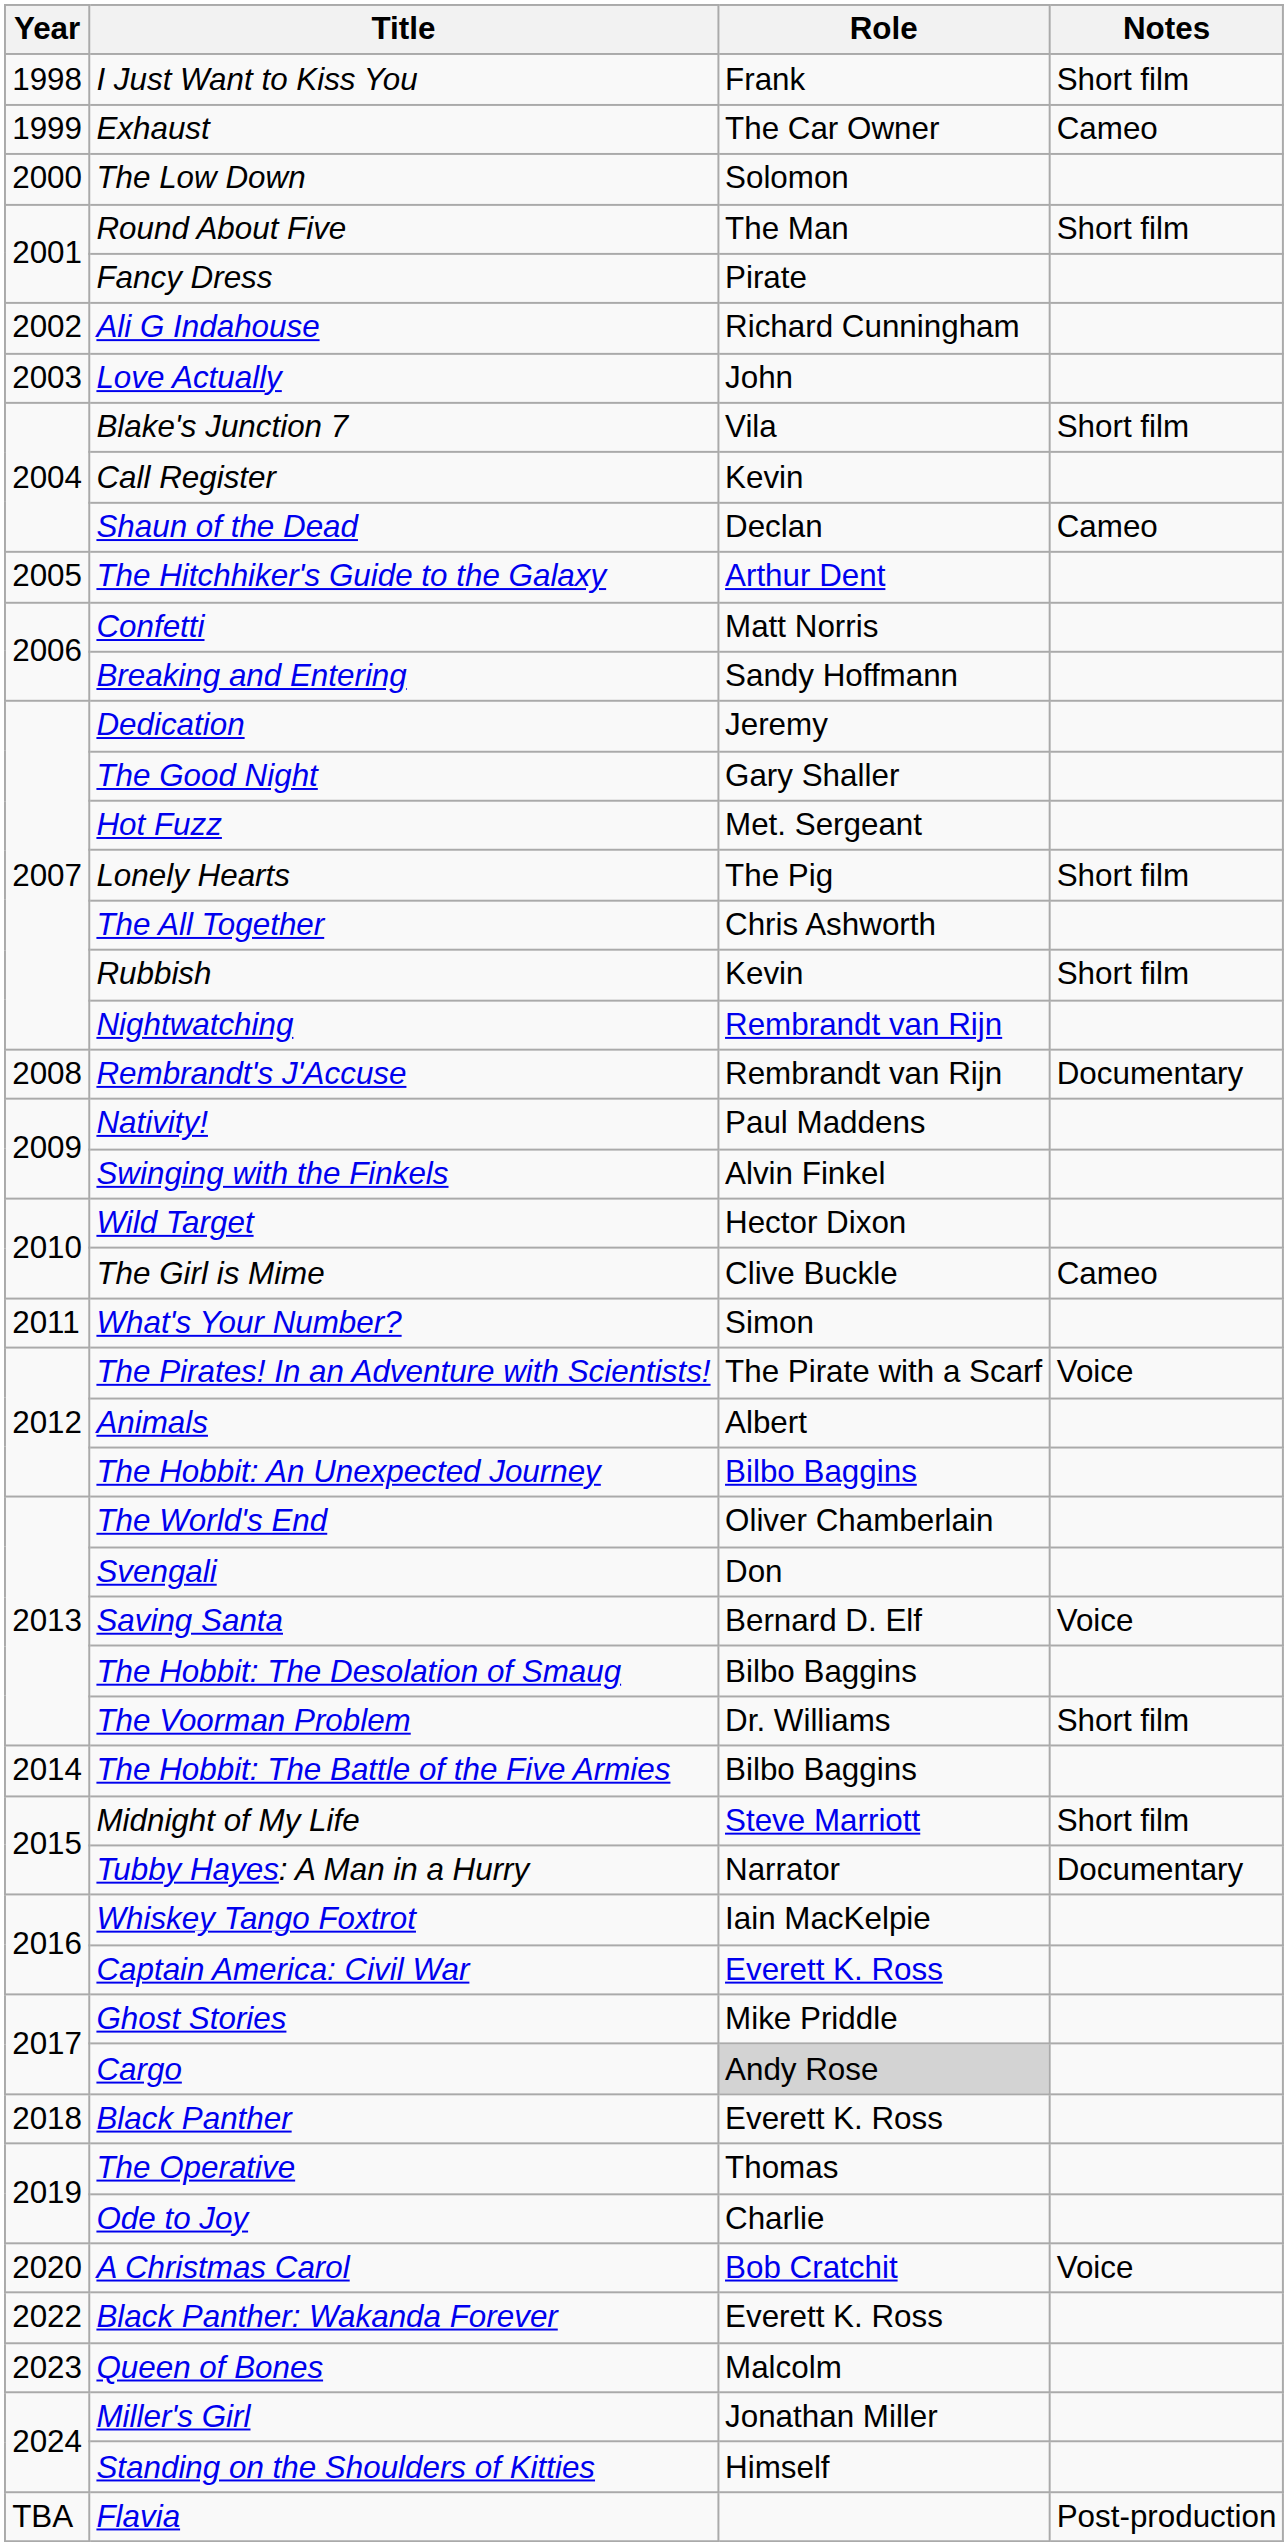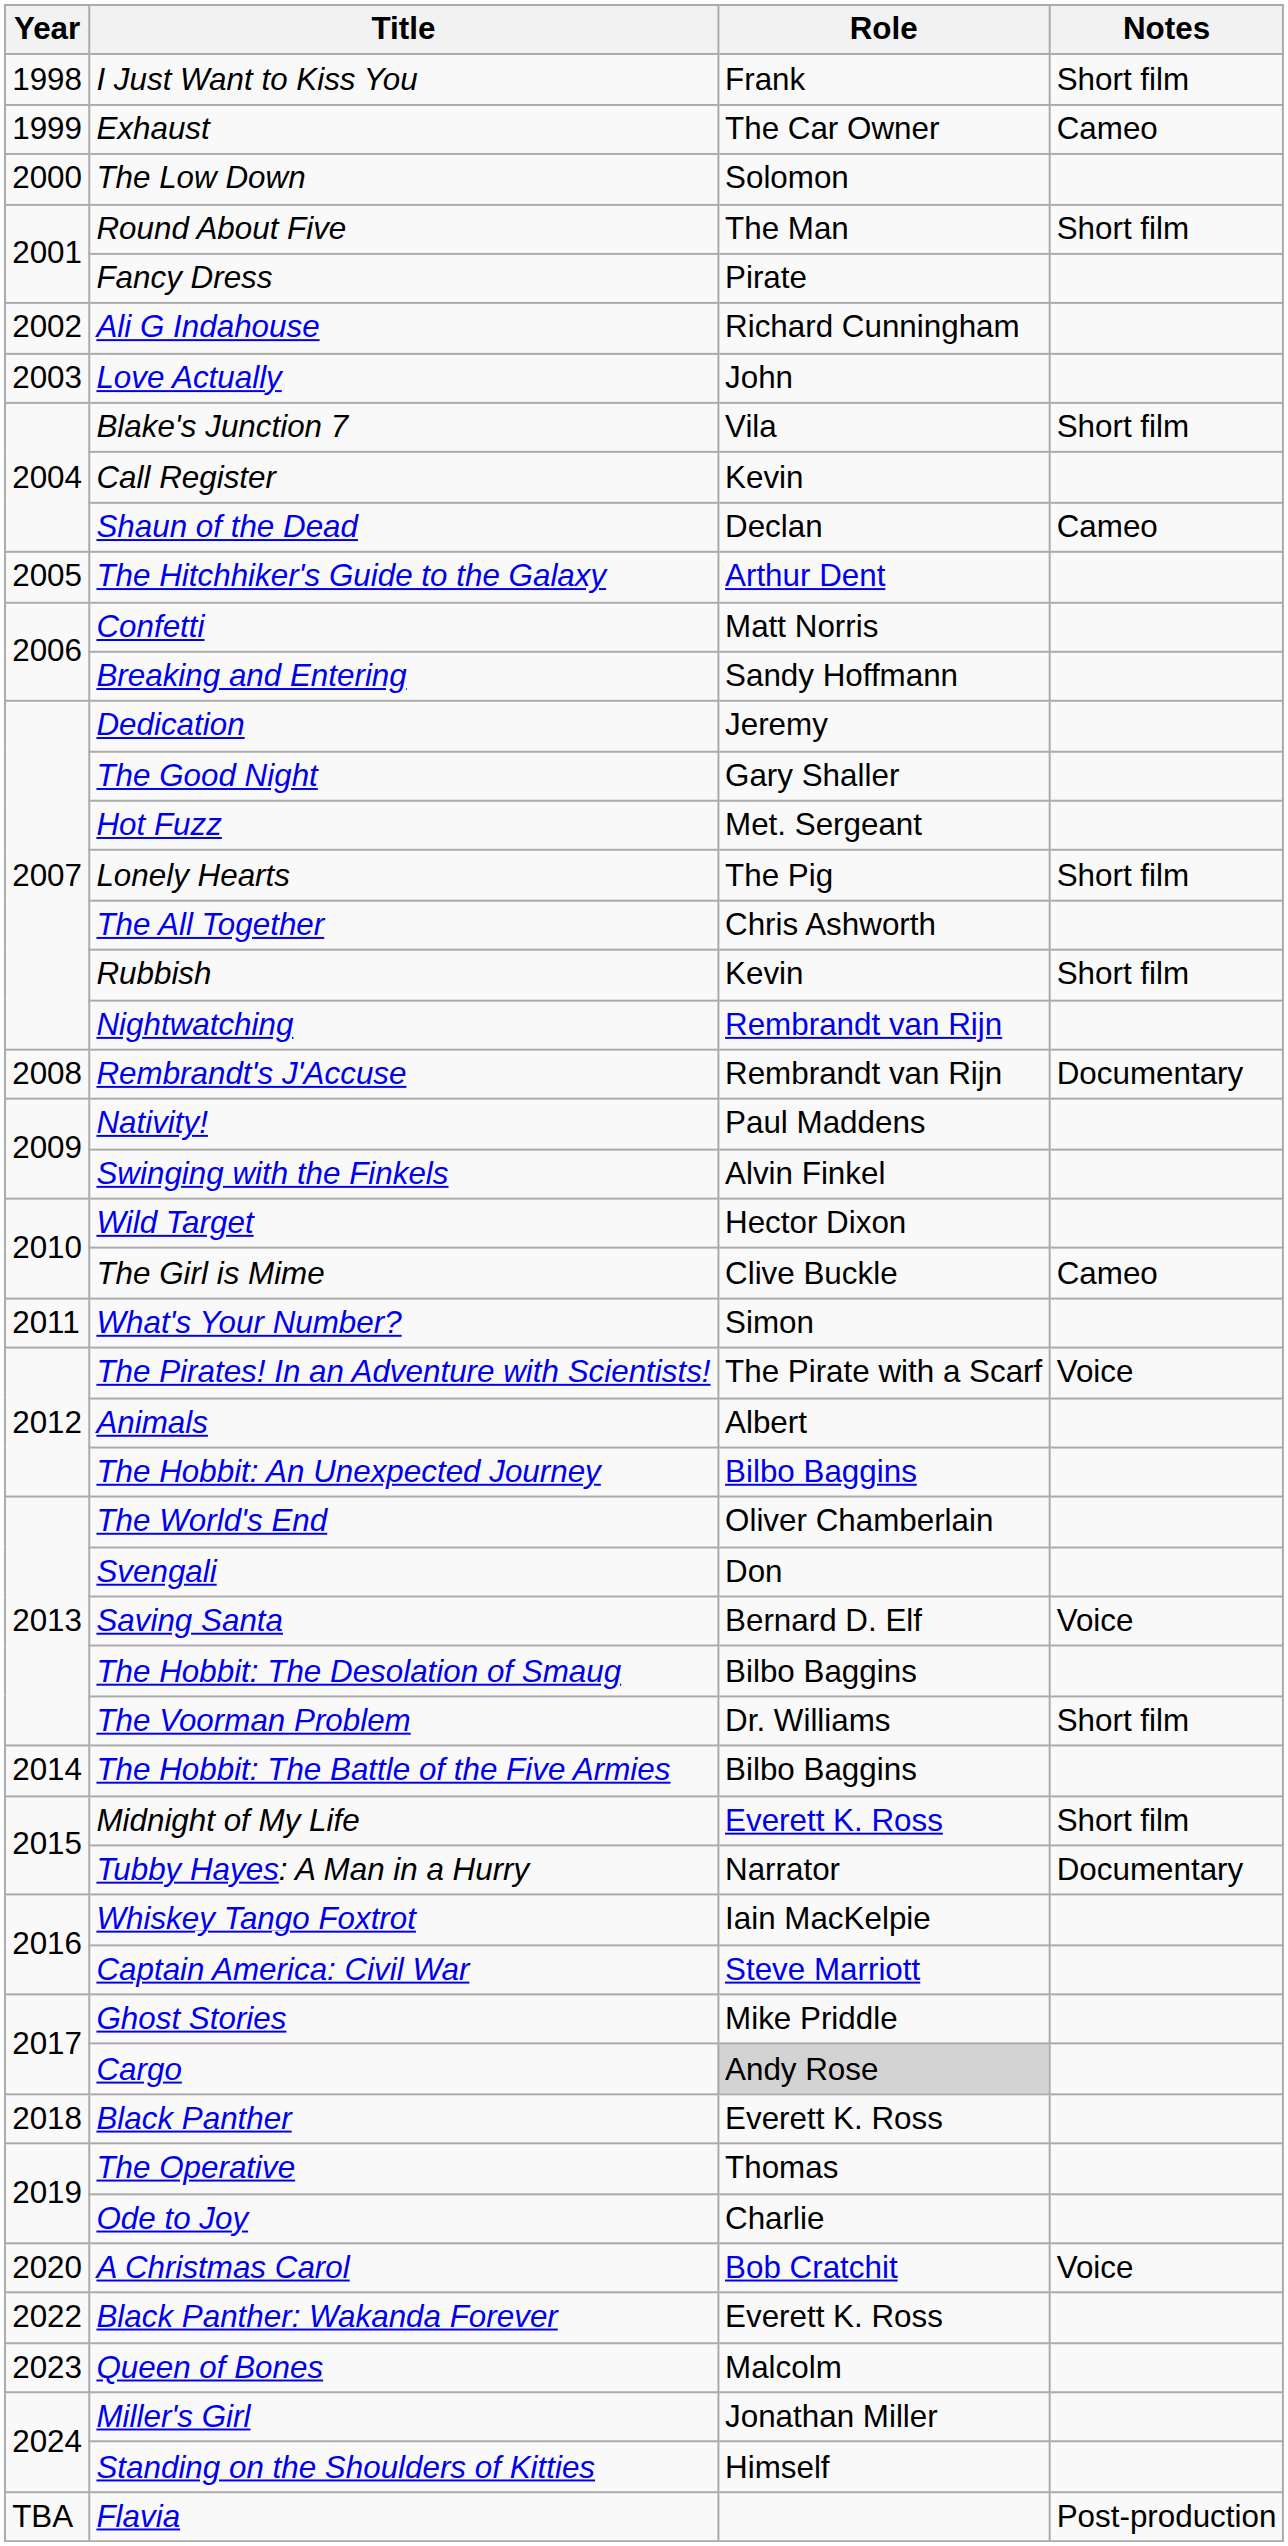(823, 1819) Steve Marriott -> (834, 1819) Everett K. Ross
(834, 1969) Everett K. Ross -> (823, 1969) Steve Marriott
